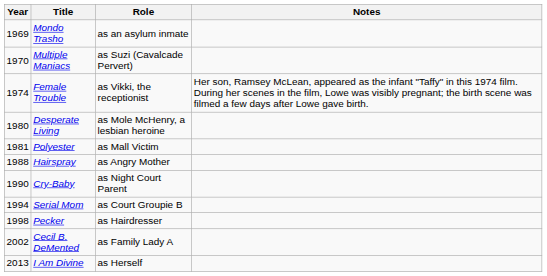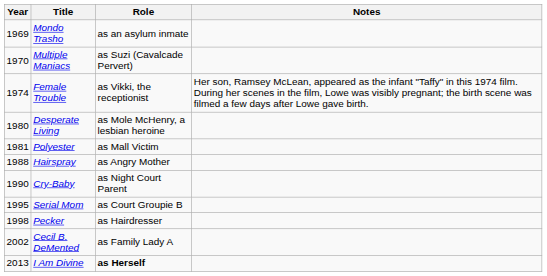(18, 205) 1994 -> (18, 205) 1995
(120, 263) normal -> (121, 263) bold
